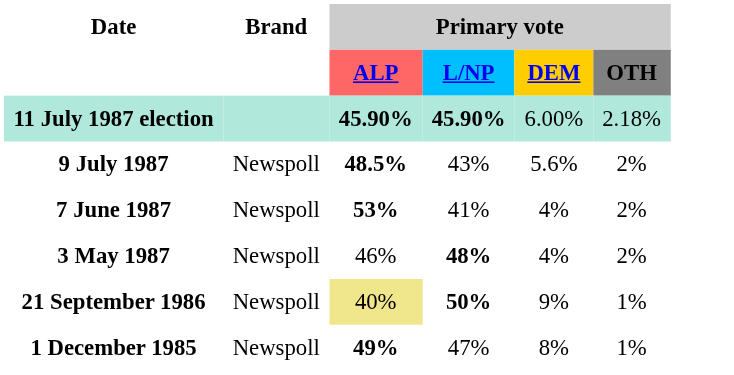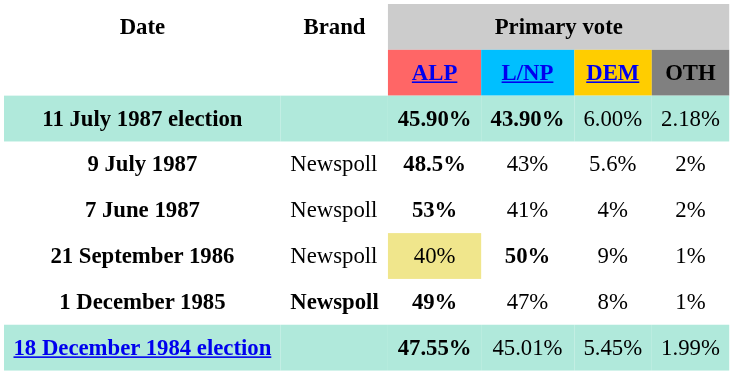(469, 118) 45.90% -> (527, 118) 43.90%
- row: (114, 255)
(276, 347) normal -> (334, 301) bold
+ row: (142, 347)
